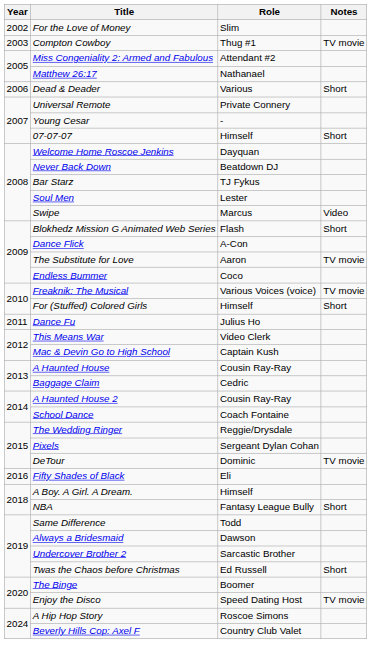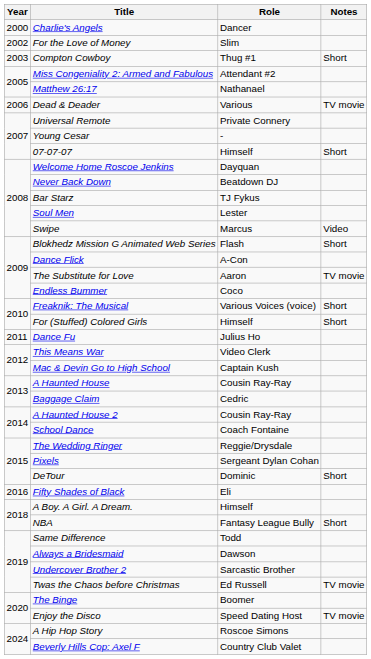+ row: (68, 27)
(344, 43) TV movie -> (335, 58) Short
(335, 89) Short -> (344, 105) TV movie
(344, 290) TV movie -> (335, 306) Short
(344, 461) TV movie -> (335, 476) Short
(335, 569) Short -> (344, 584) TV movie
